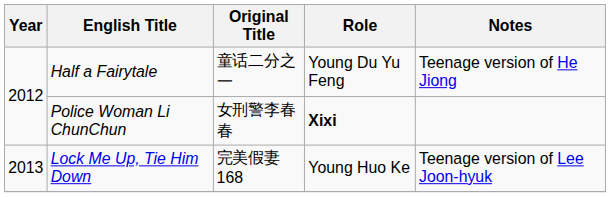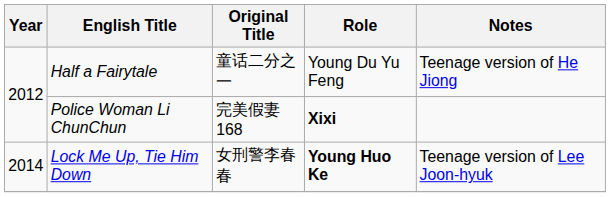(256, 120) 女刑警李春春 -> (248, 119) 完美假妻168
(26, 168) 2013 -> (26, 166) 2014
(248, 168) 完美假妻168 -> (256, 166) 女刑警李春春
(359, 168) normal -> (350, 166) bold
